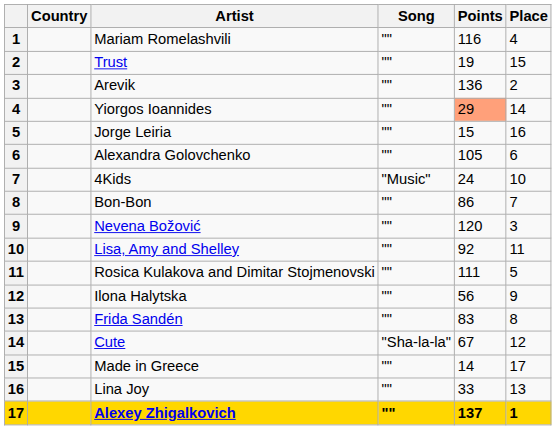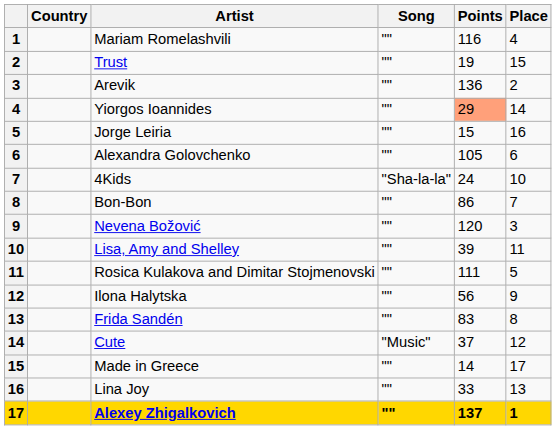(406, 179) "Music" -> (416, 179) "Sha-la-la"
(466, 249) 92 -> (466, 249) 39
(416, 343) "Sha-la-la" -> (406, 343) "Music"
(466, 343) 67 -> (466, 343) 37
